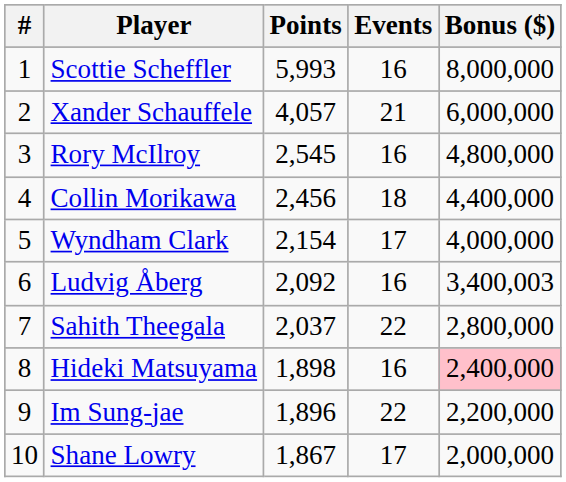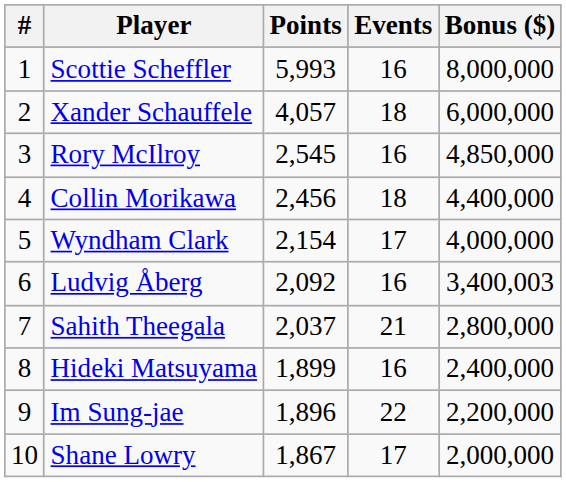(393, 111) 21 -> (393, 111) 18
(500, 154) 4,800,000 -> (500, 154) 4,850,000
(393, 326) 22 -> (393, 326) 21
(306, 369) 1,898 -> (306, 369) 1,899
(500, 369) pink background -> (500, 369) no background
